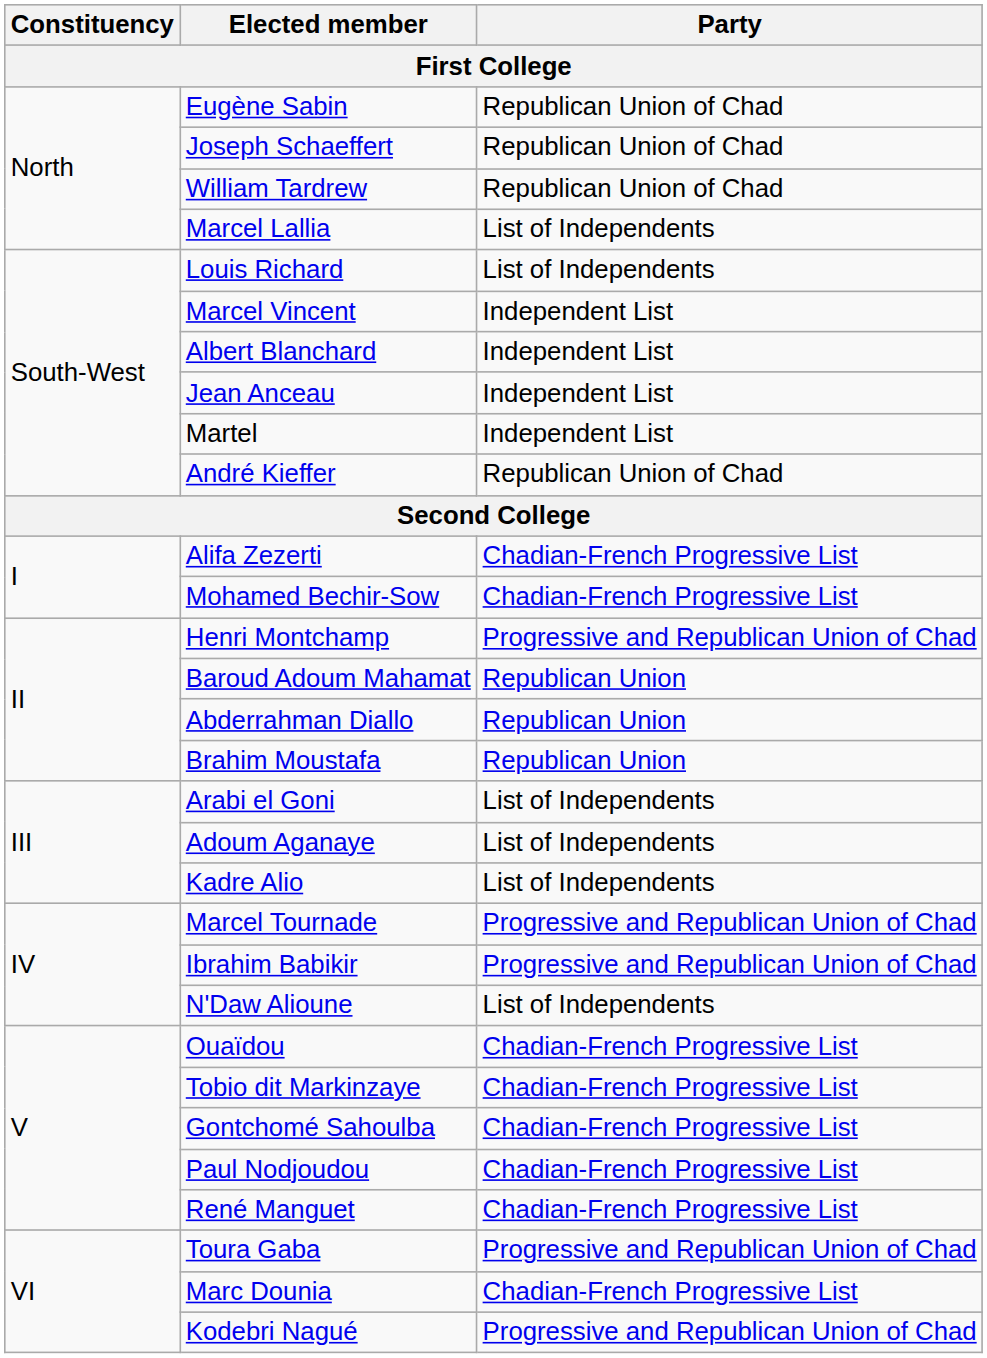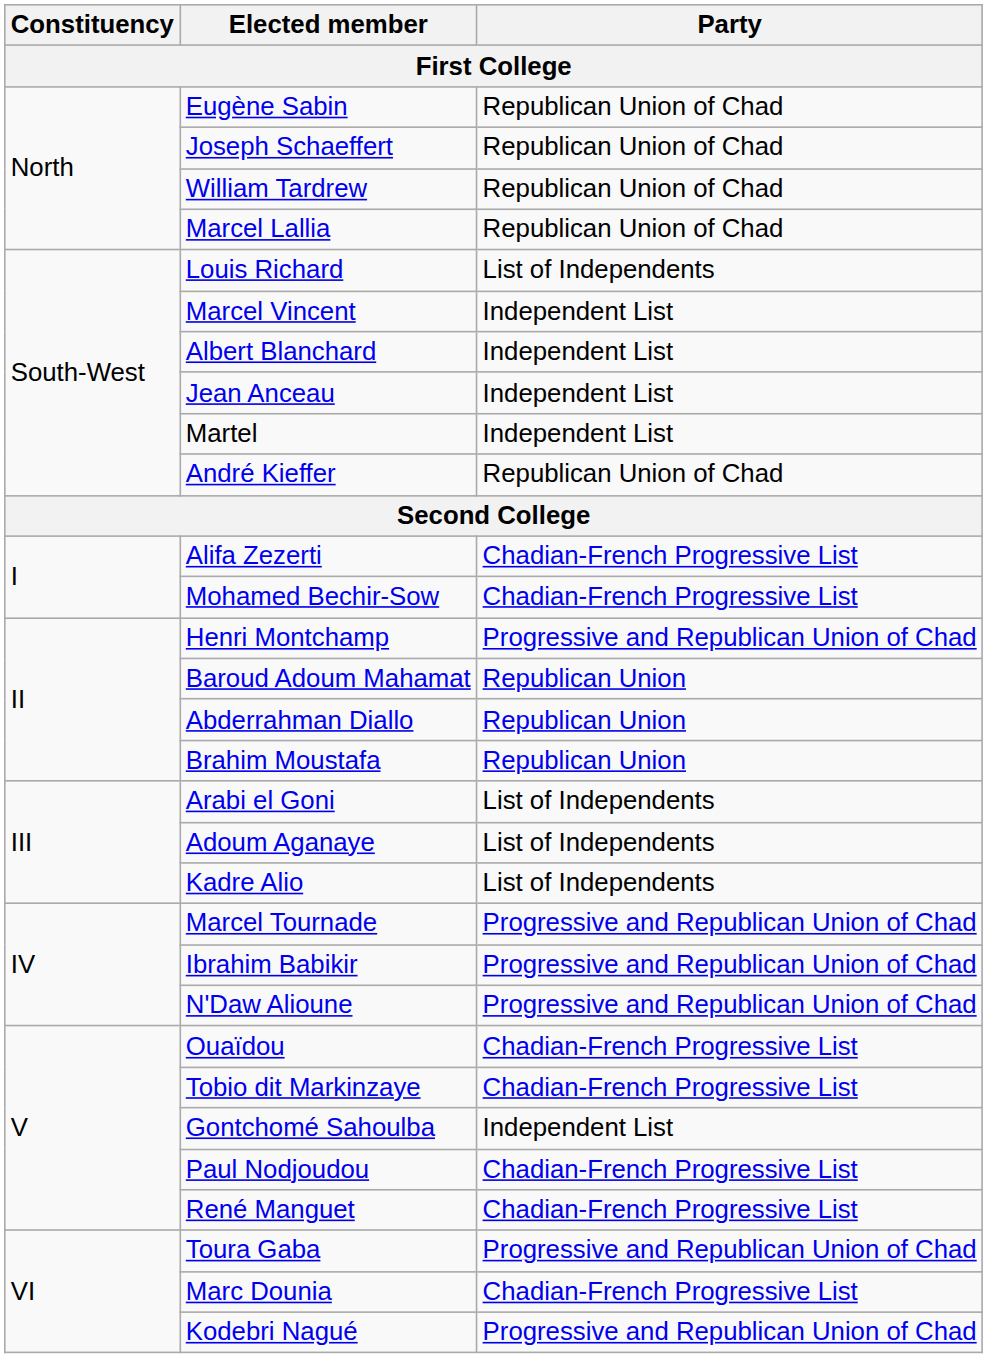(599, 229) List of Independents -> (633, 229) Republican Union of Chad
(599, 1005) List of Independents -> (730, 1005) Progressive and Republican Union of Chad
(670, 1127) Chadian-French Progressive List -> (578, 1127) Independent List
